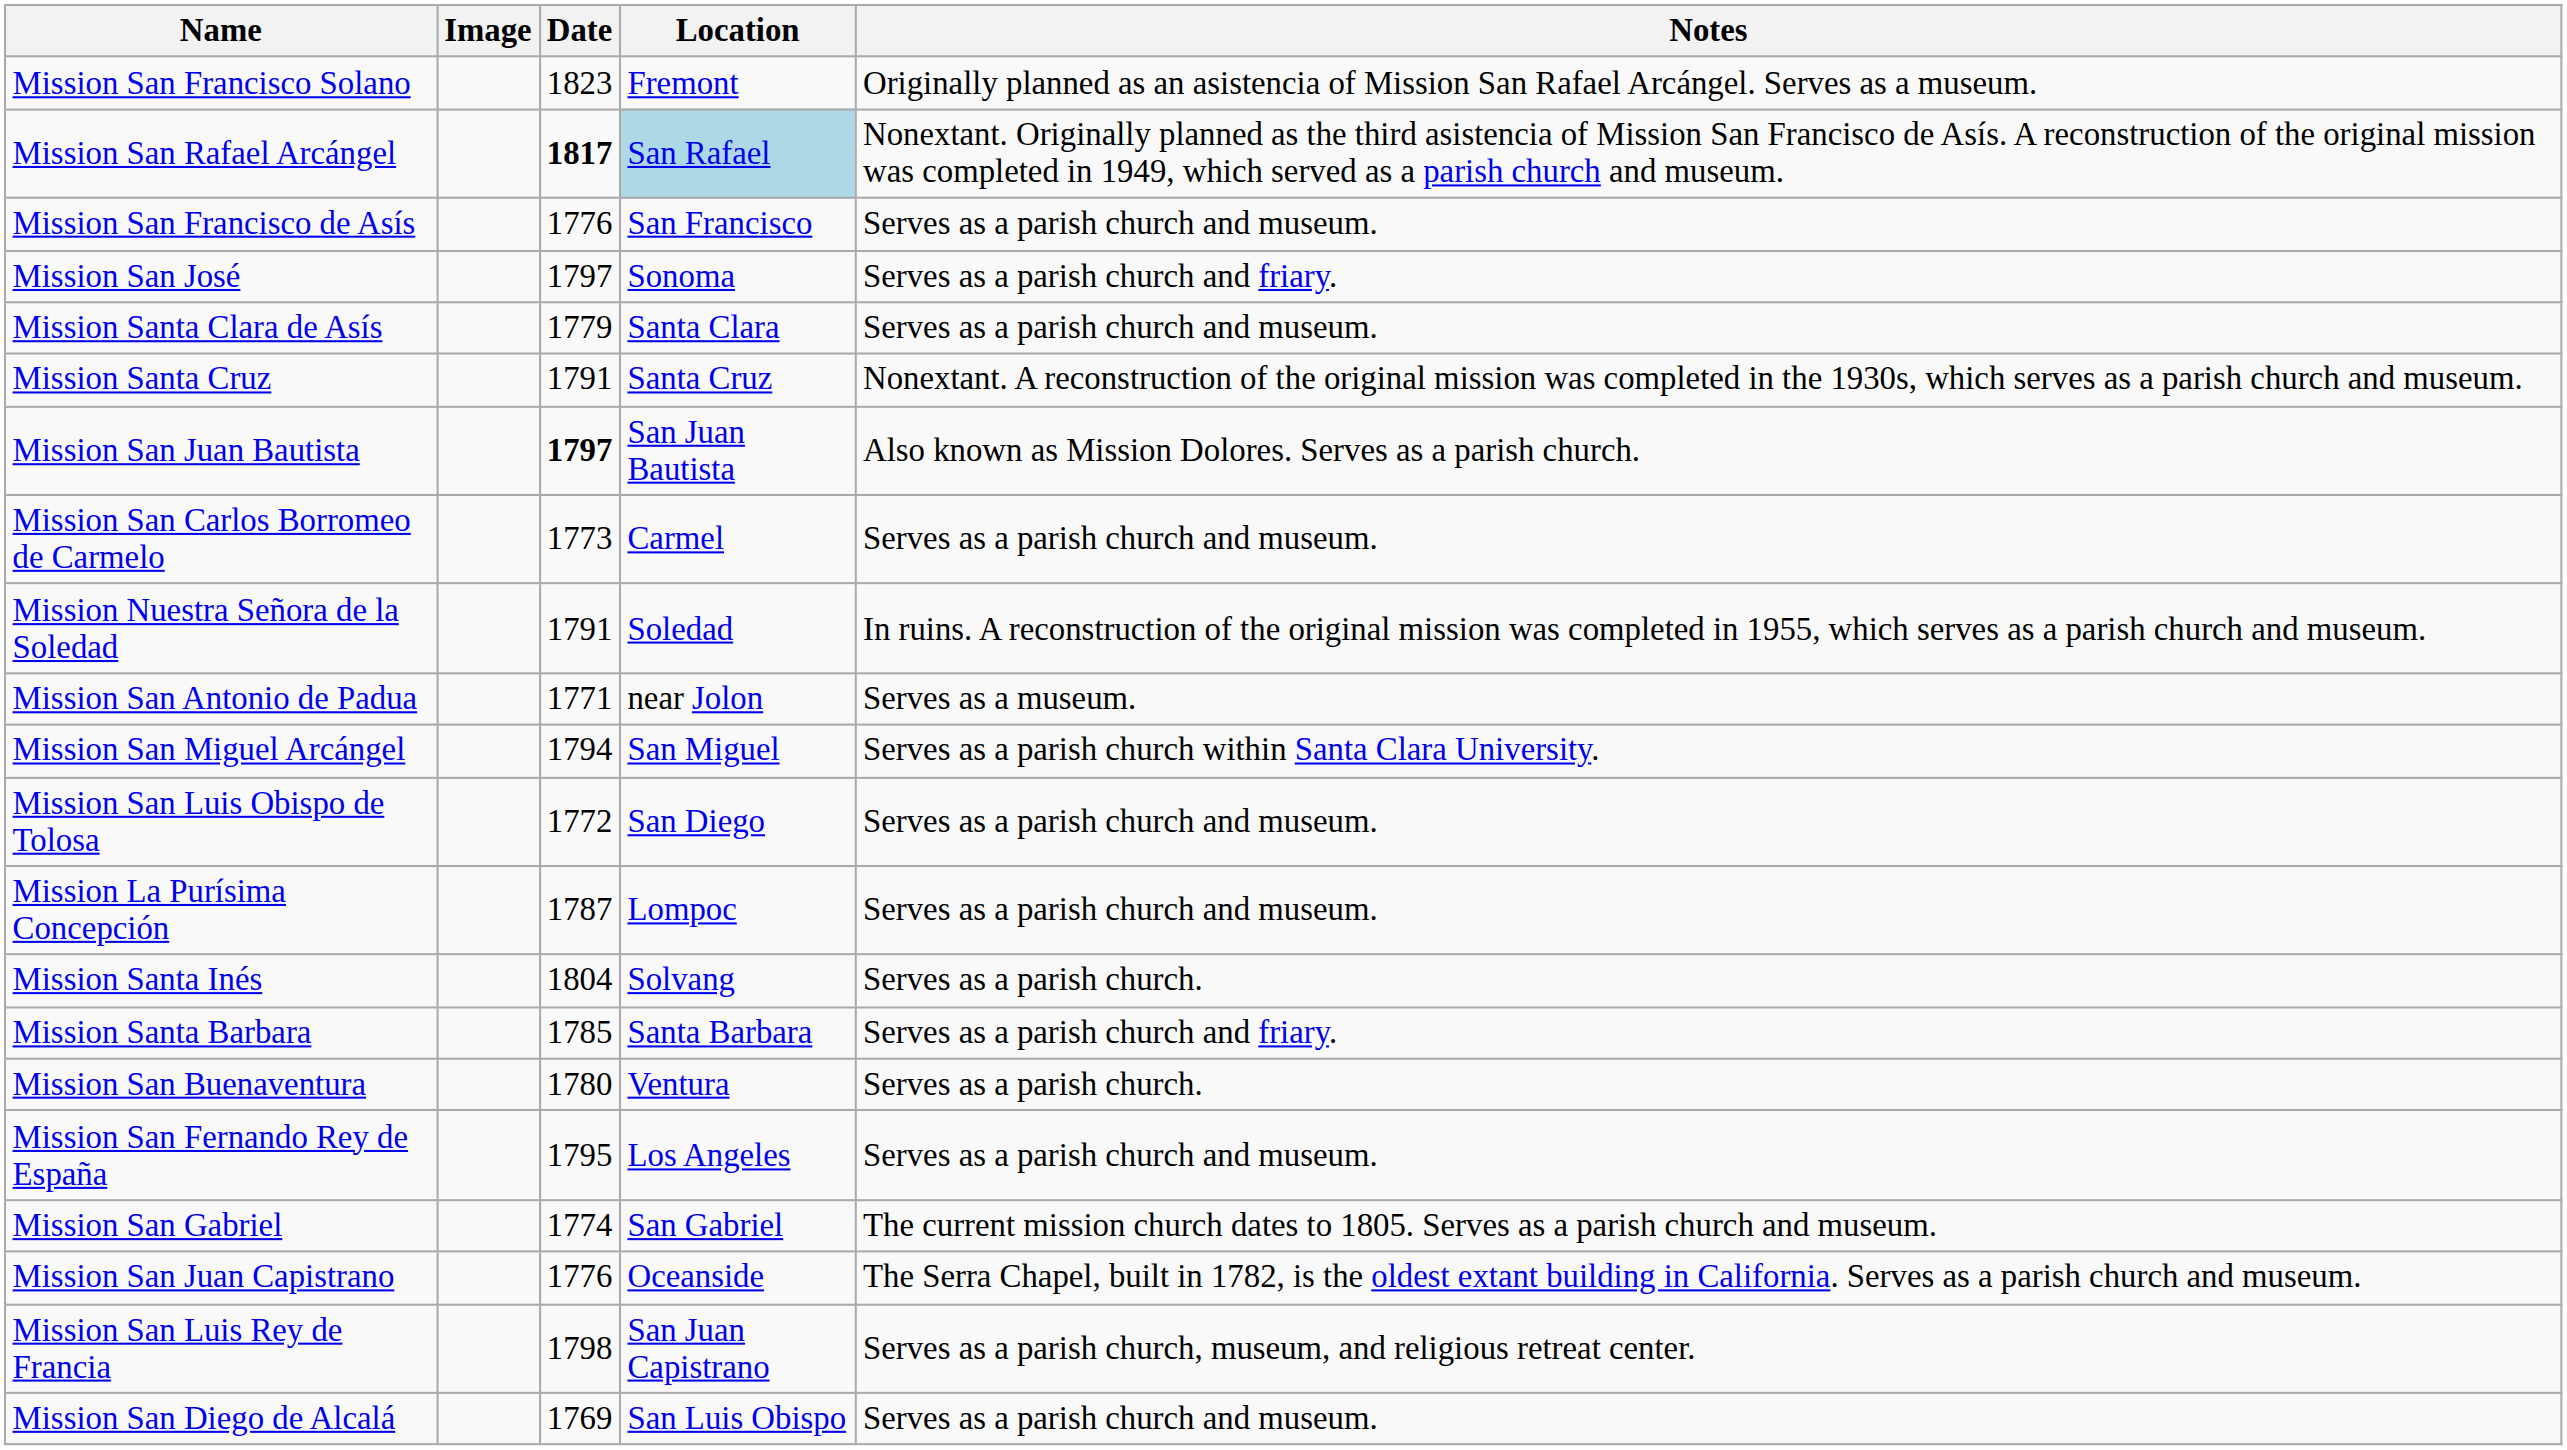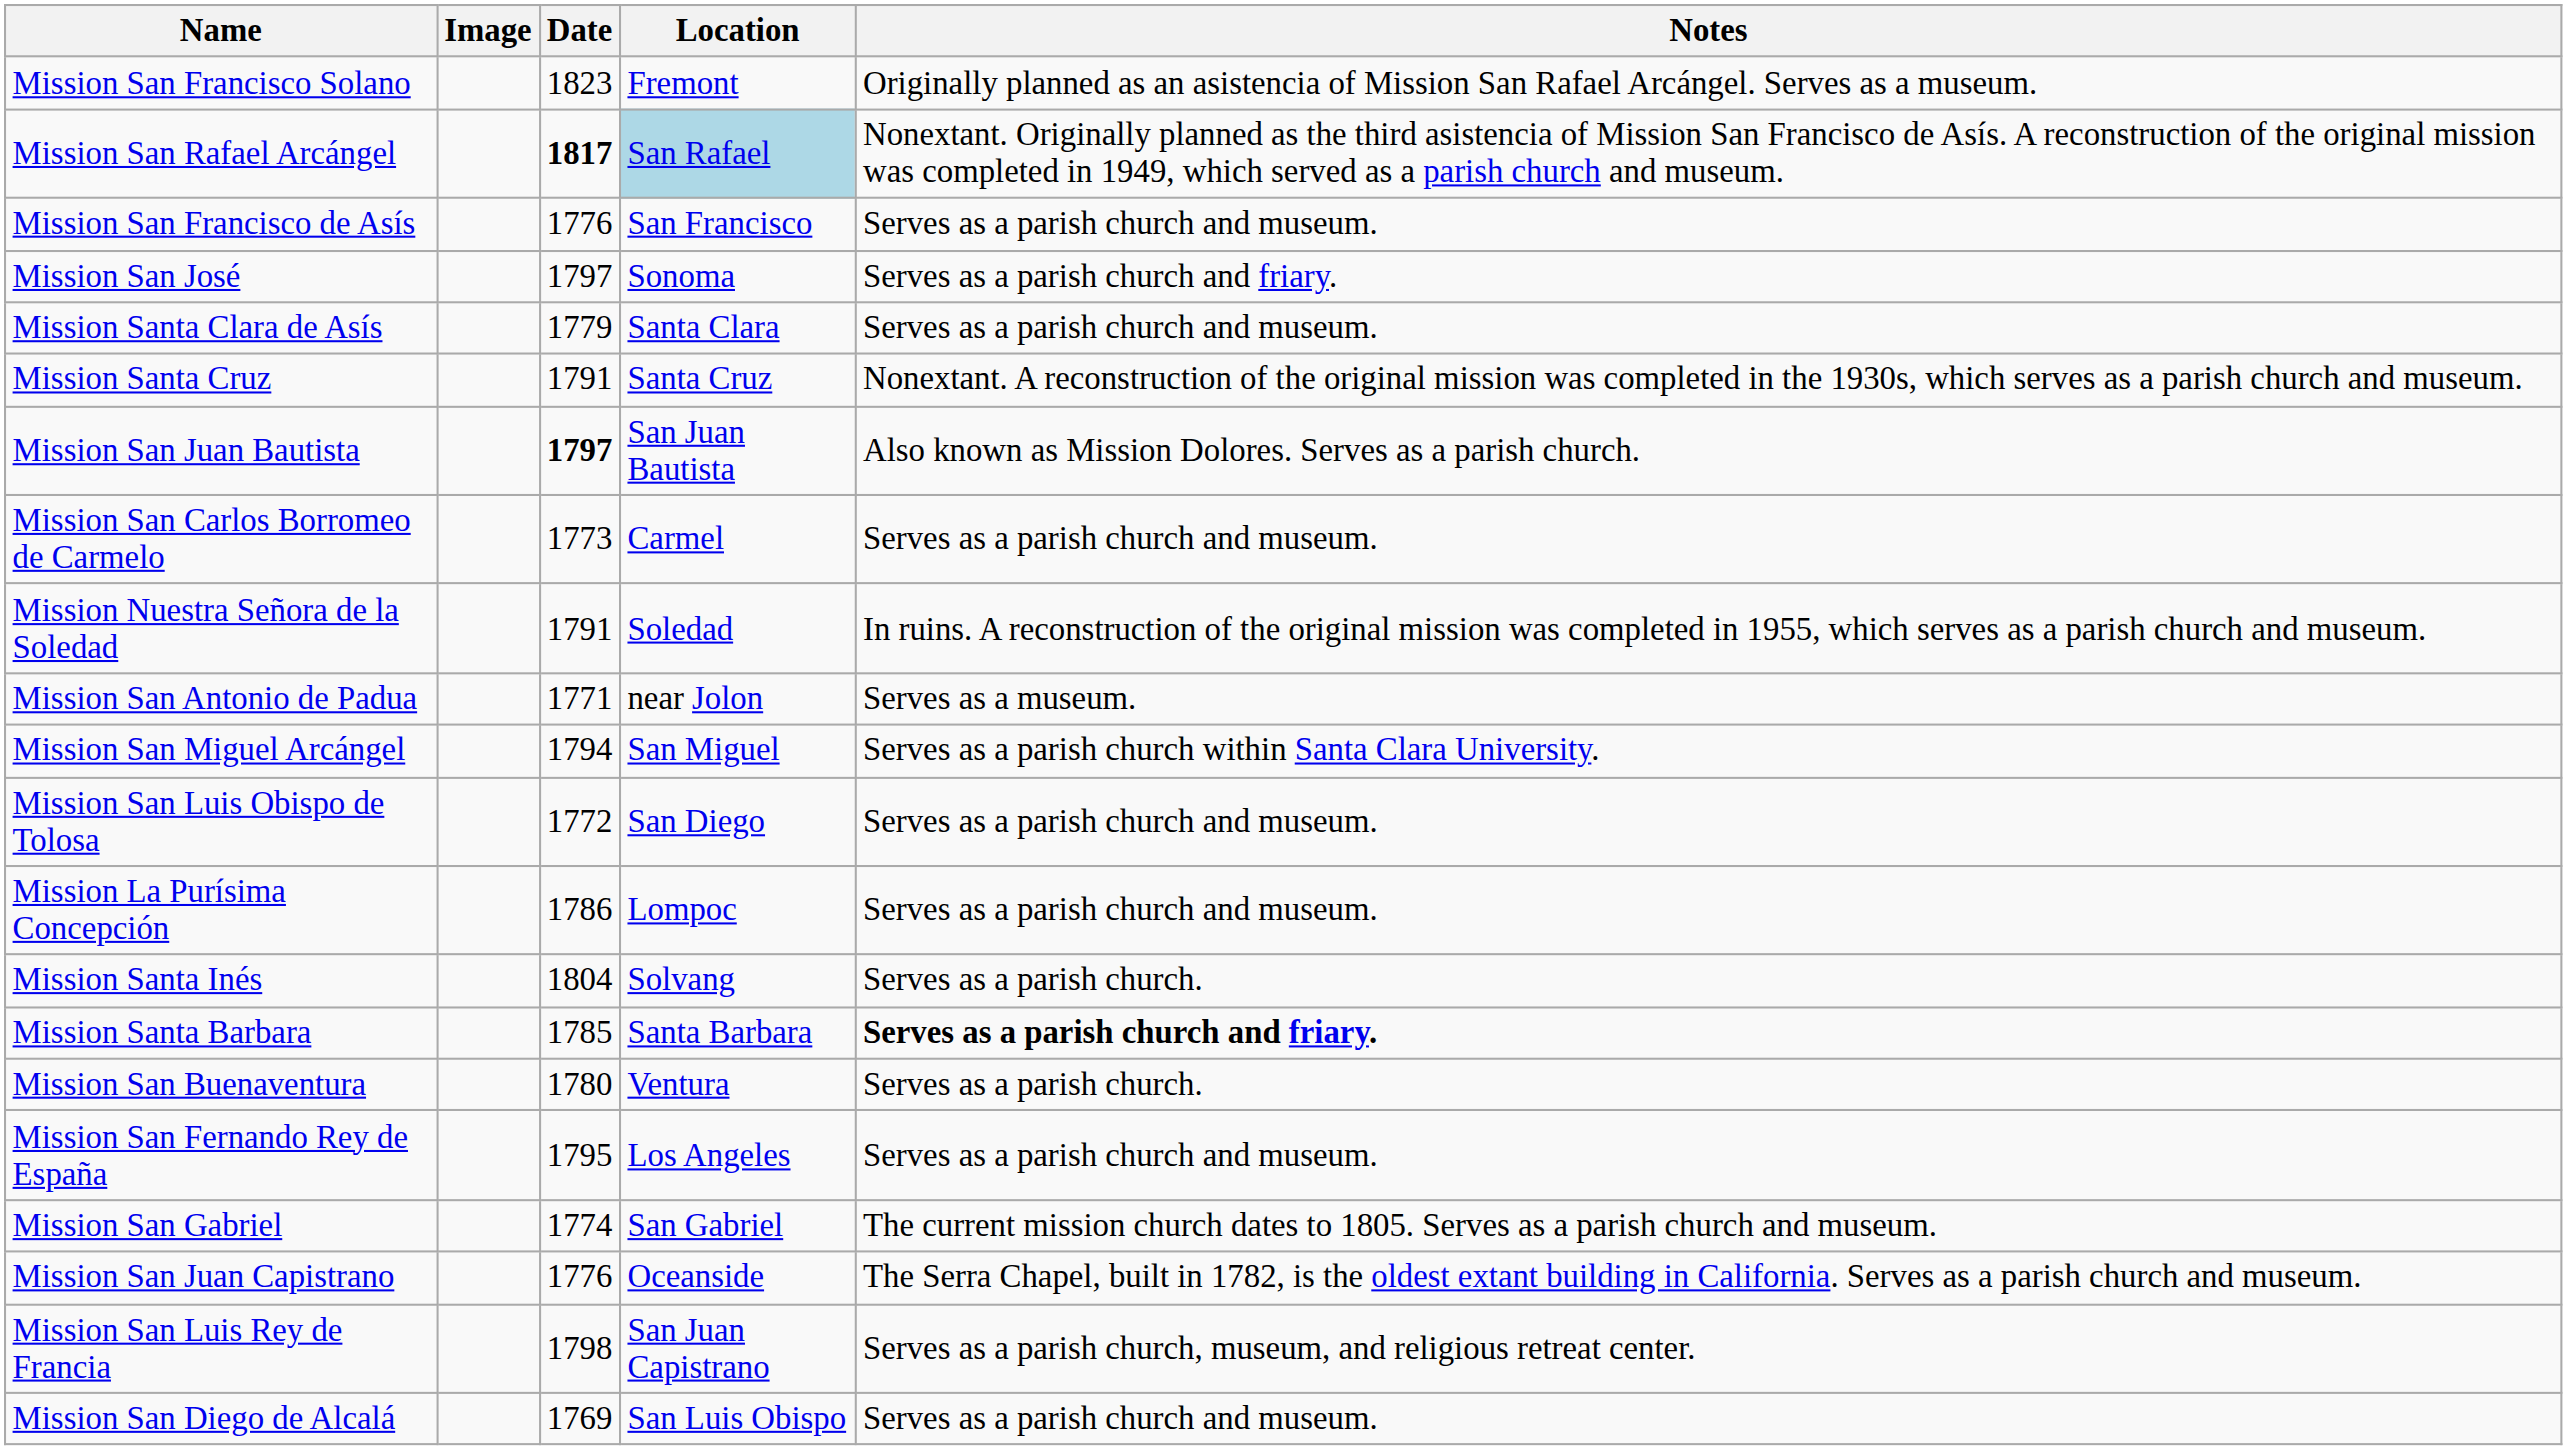(580, 909) 1787 -> (580, 909) 1786
(1100, 1032) normal -> (1120, 1032) bold
